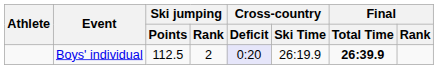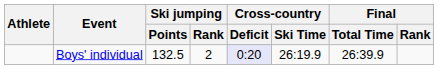(168, 54) 112.5 -> (168, 54) 132.5
(363, 54) bold -> (363, 54) normal
